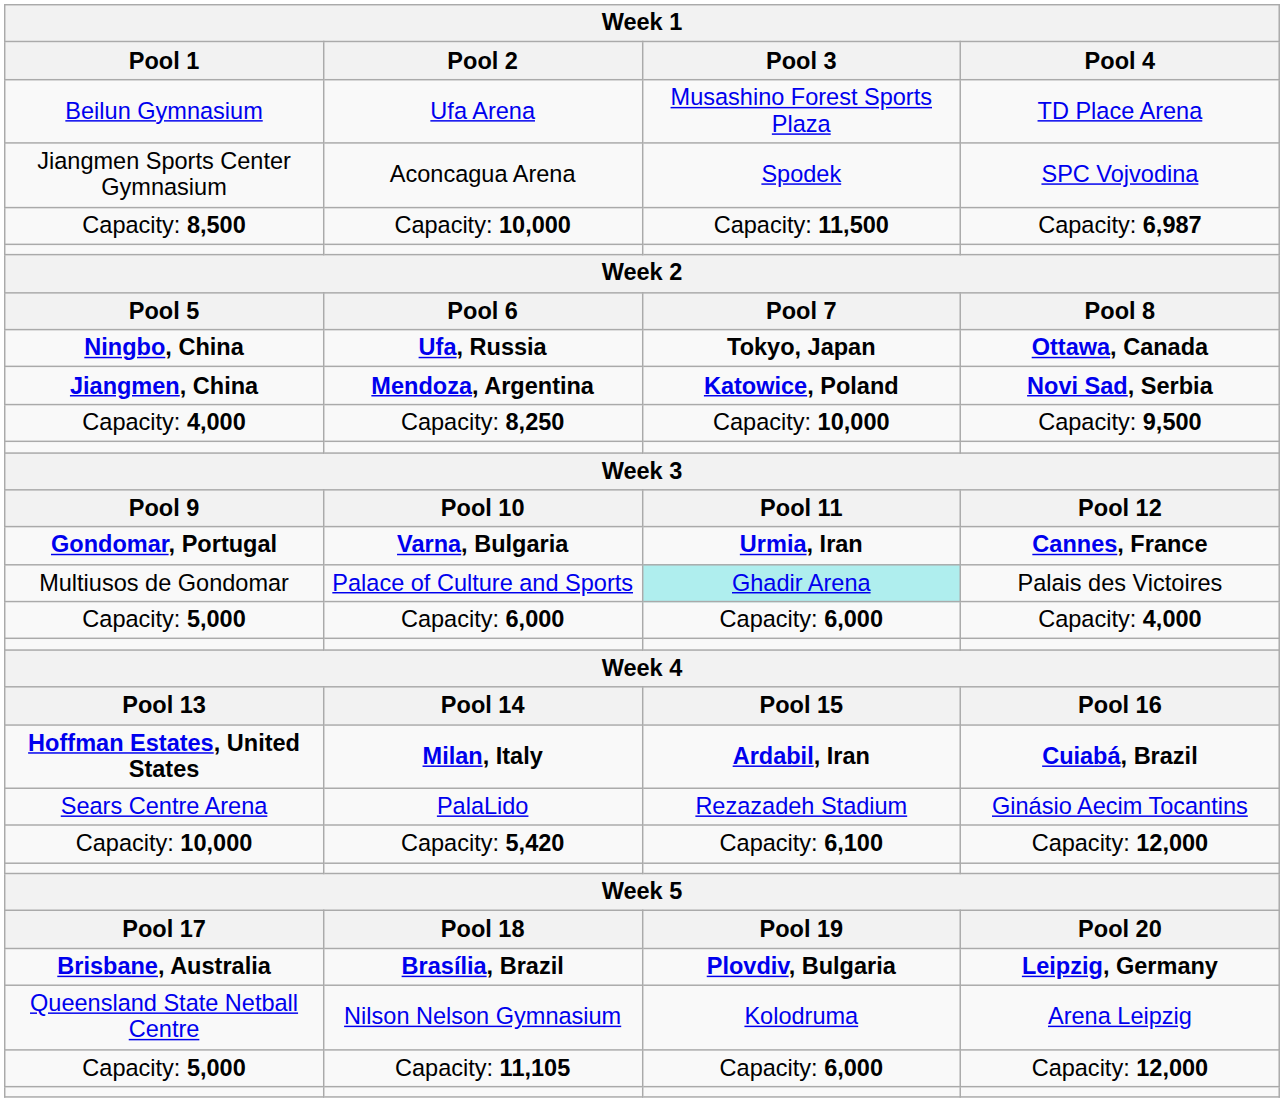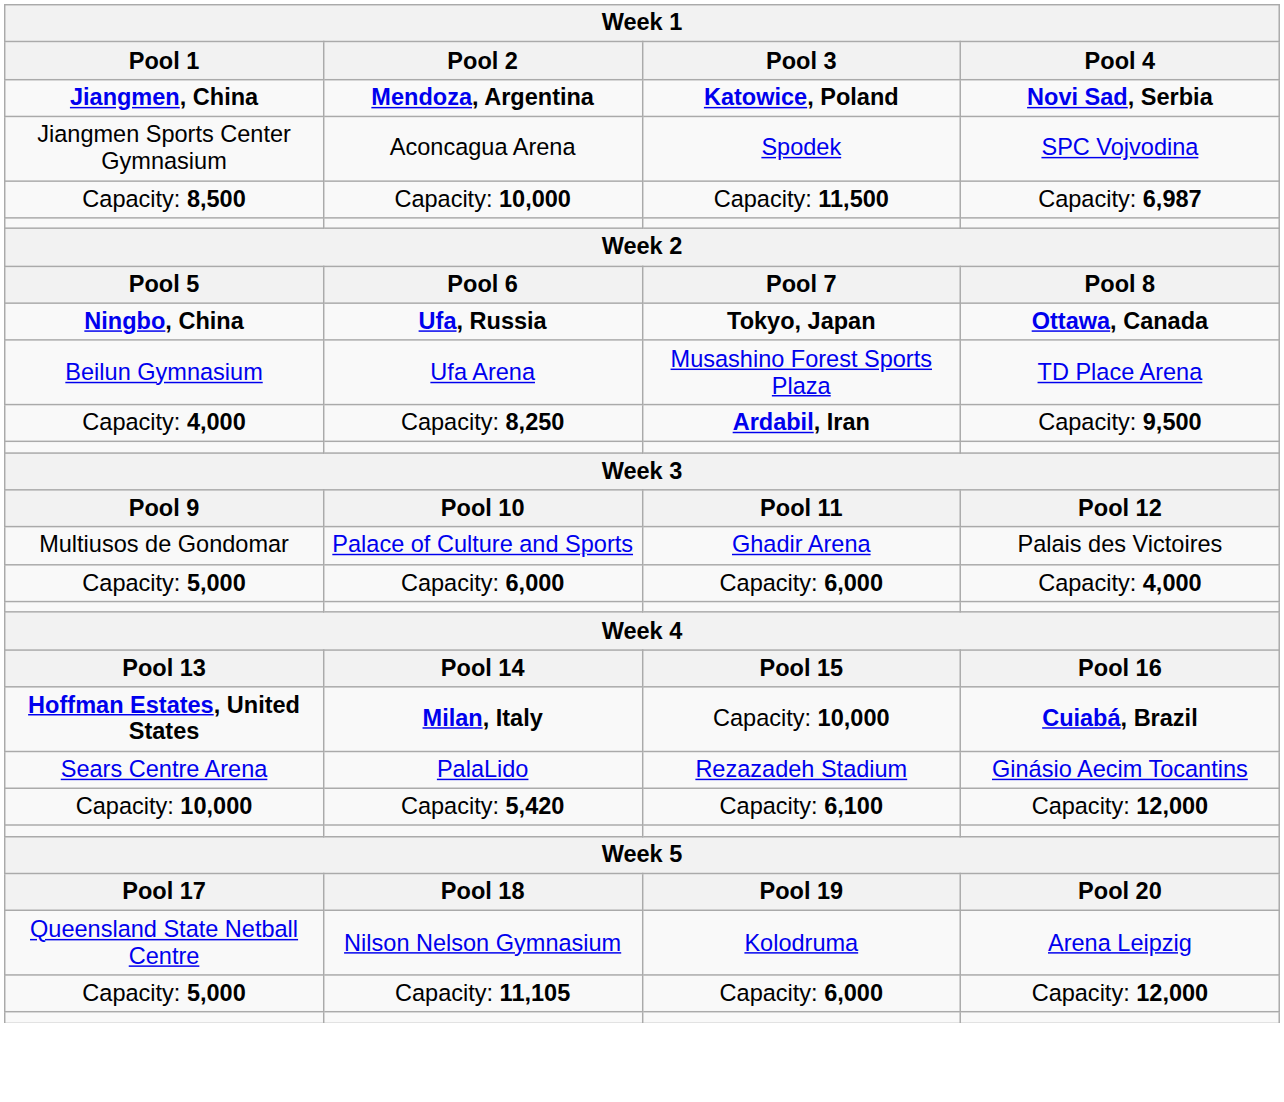rows swapped: (164, 385) <-> (164, 110)
(801, 422) Capacity: 10,000 -> (801, 422) Ardabil, Iran
- row: (164, 545)
(801, 582) paleturquoise background -> (801, 545) no background
(801, 755) Ardabil, Iran -> (801, 718) Capacity: 10,000
- row: (164, 966)
